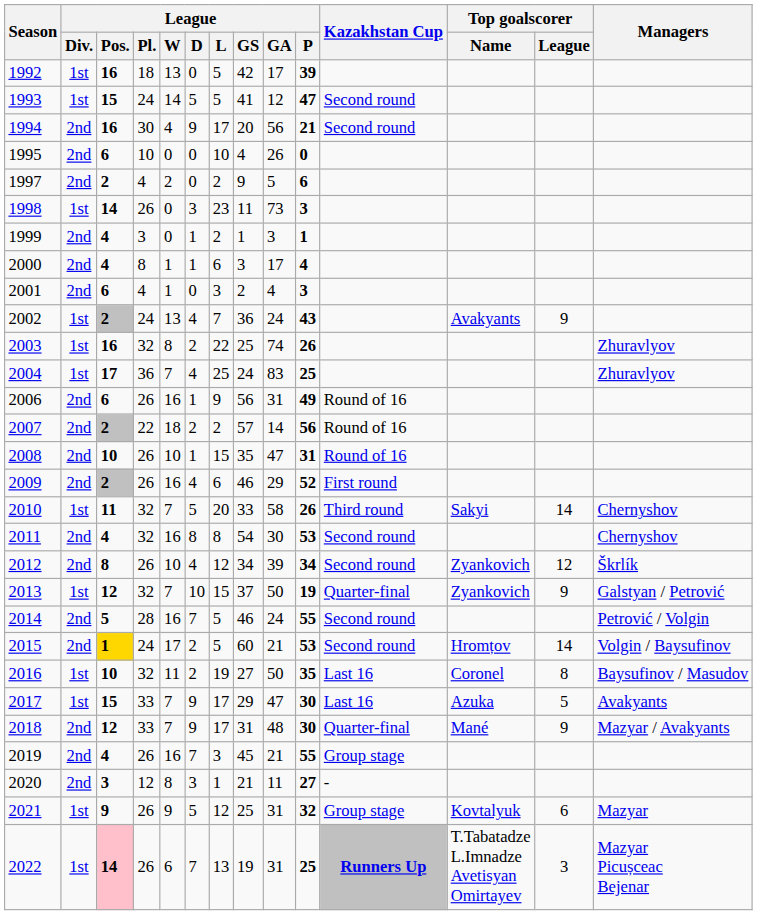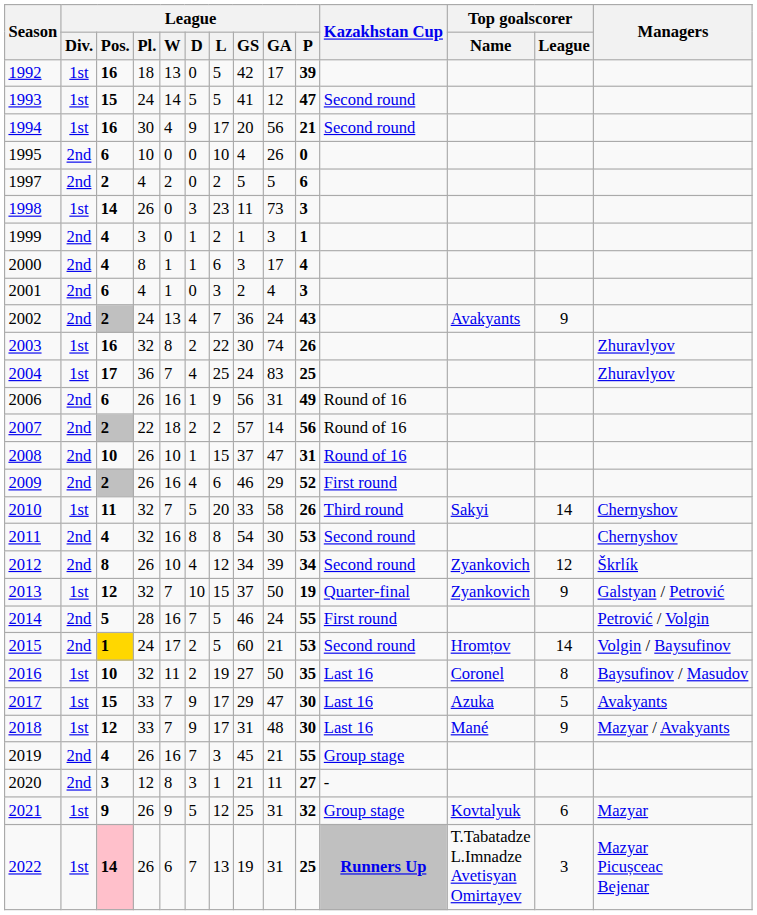(79, 127) 2nd -> (79, 127) 1st
(241, 182) 9 -> (241, 182) 5
(79, 318) 1st -> (79, 318) 2nd
(245, 346) 25 -> (245, 346) 30
(245, 455) 35 -> (245, 455) 37
(370, 619) Second round -> (360, 619) First round
(79, 728) 2nd -> (79, 728) 1st
(367, 728) Quarter-final -> (348, 728) Last 16
